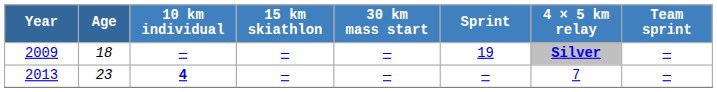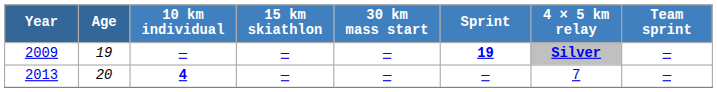(104, 54) 18 -> (104, 54) 19
(486, 54) normal -> (486, 54) bold
(104, 76) 23 -> (104, 76) 20
